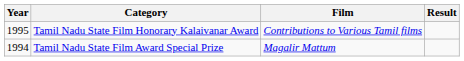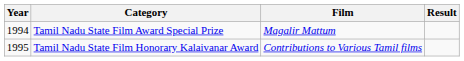rows swapped: (129, 47) <-> (146, 30)
